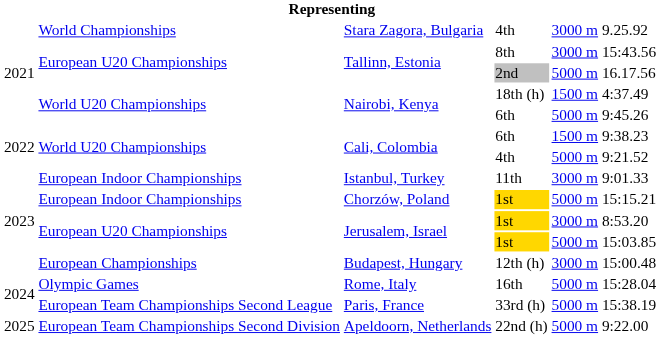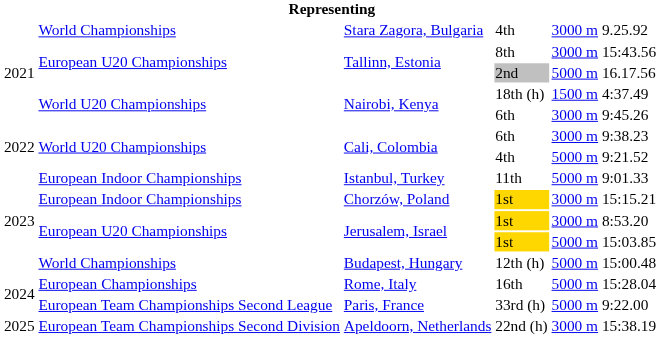(575, 115) 5000 m -> (575, 115) 3000 m
(575, 136) 1500 m -> (575, 136) 3000 m
(575, 178) 3000 m -> (575, 178) 5000 m
(575, 199) 5000 m -> (575, 199) 3000 m
(118, 262) European Championships -> (107, 262) World Championships
(575, 262) 3000 m -> (575, 262) 5000 m
(89, 284) Olympic Games -> (118, 284) European Championships
(629, 305) 15:38.19 -> (625, 305) 9:22.00
(575, 326) 5000 m -> (575, 326) 3000 m
(625, 326) 9:22.00 -> (629, 326) 15:38.19
